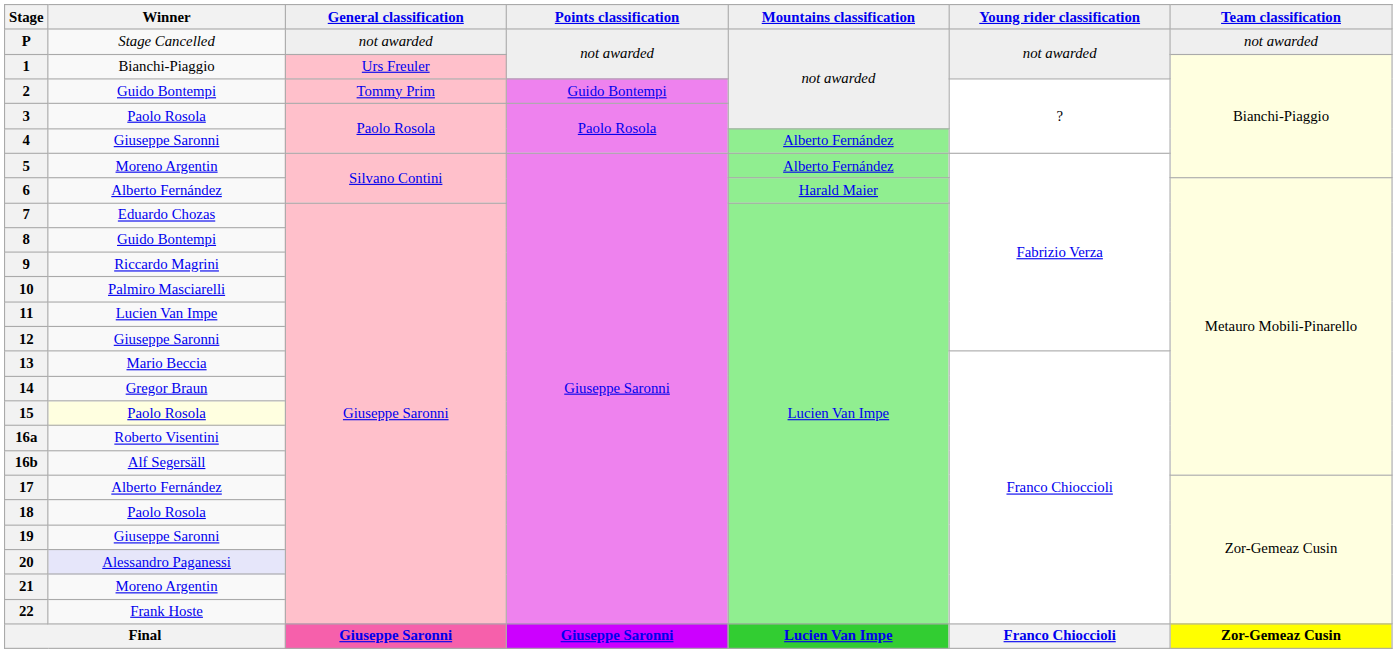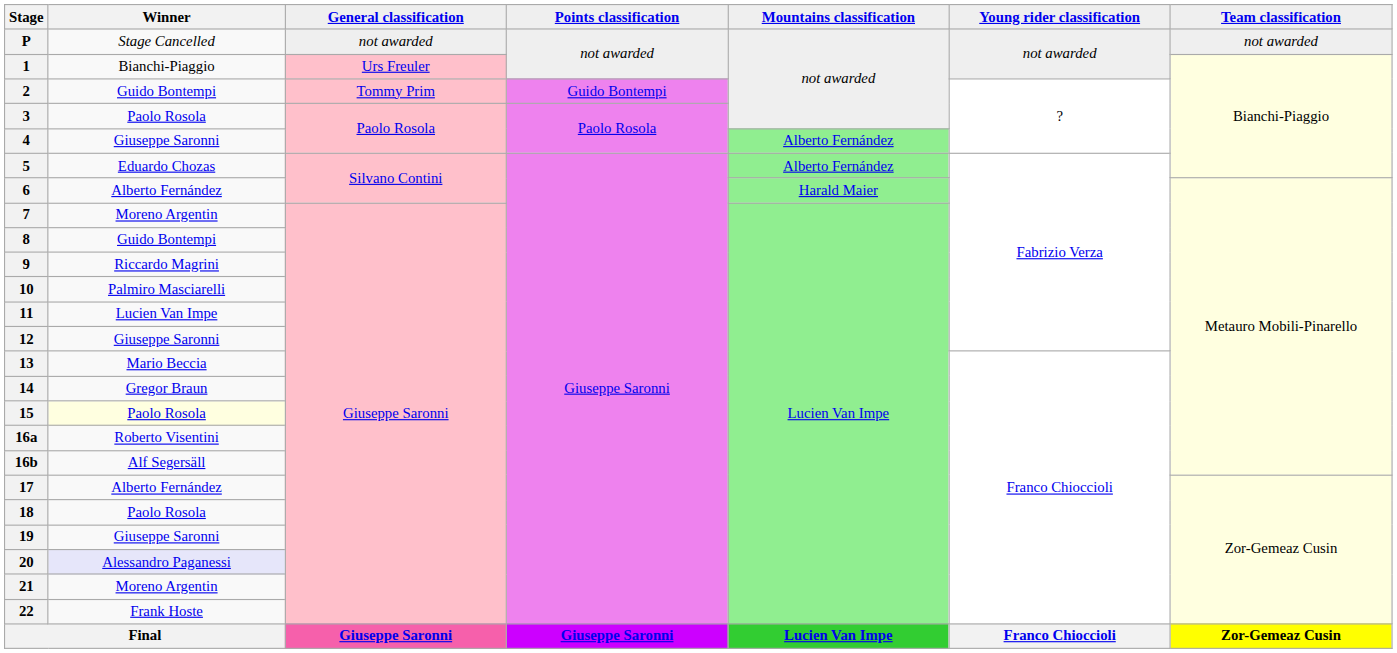(167, 165) Moreno Argentin -> (167, 165) Eduardo Chozas
(167, 215) Eduardo Chozas -> (167, 215) Moreno Argentin
